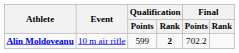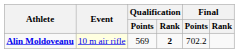(102, 41) no background -> (102, 41) lightyellow background
(142, 41) 599 -> (142, 41) 569
